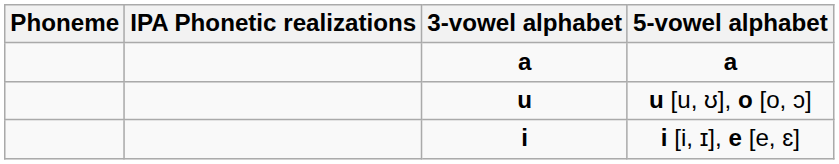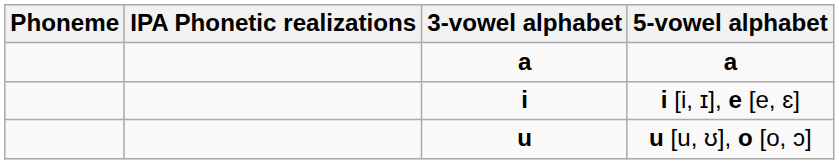rows swapped: (730, 138) <-> (730, 100)
